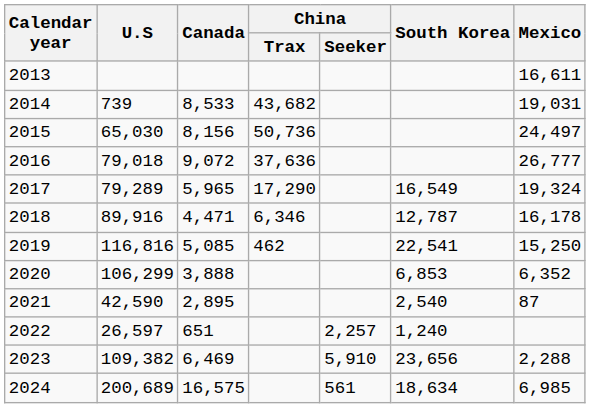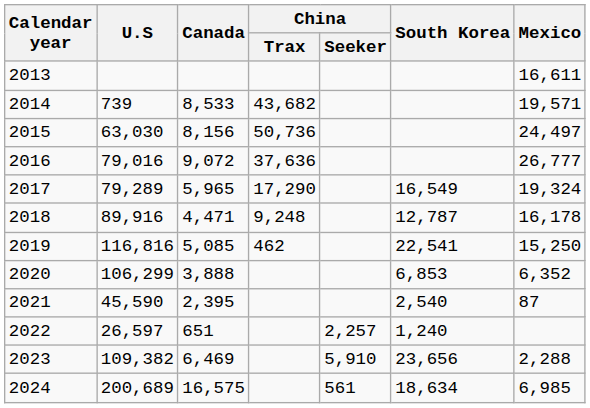(550, 104) 19,031 -> (550, 104) 19,571
(132, 132) 65,030 -> (132, 132) 63,030
(132, 161) 79,018 -> (132, 161) 79,016
(279, 218) 6,346 -> (279, 218) 9,248
(132, 303) 42,590 -> (132, 303) 45,590
(208, 303) 2,895 -> (208, 303) 2,395
